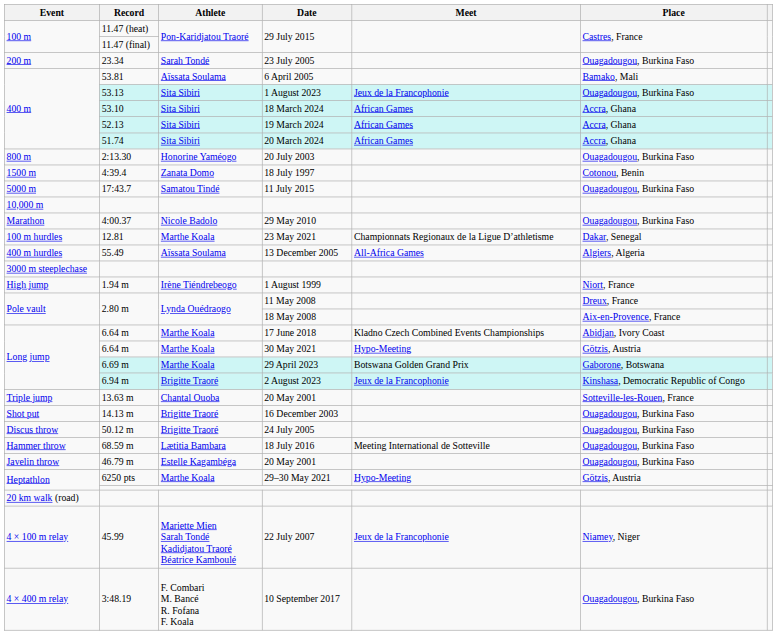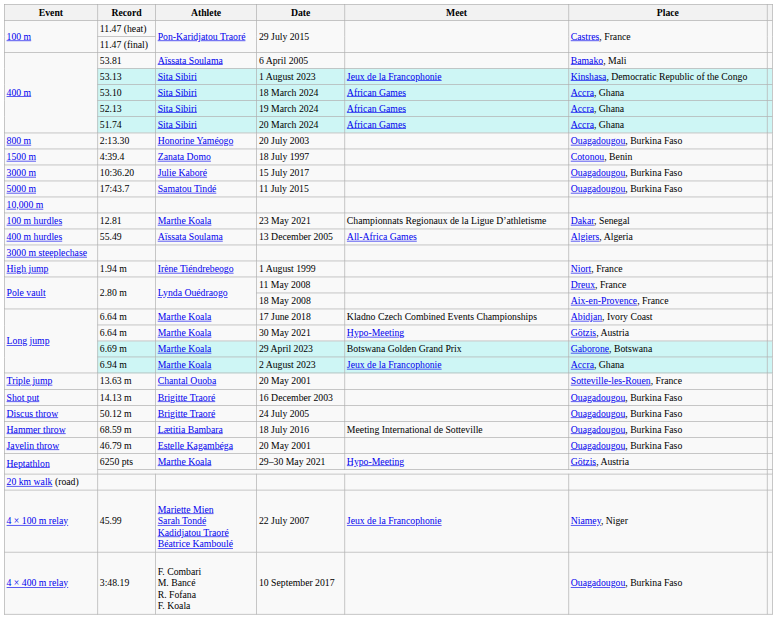- row: (19, 60)
(638, 92) Ouagadougou, Burkina Faso -> (659, 76) Kinshasa, Democratic Republic of the Congo
+ row: (21, 173)
- row: (25, 221)
(190, 381) Brigitte Traoré -> (185, 365) Marthe Koala
(664, 381) Kinshasa, Democratic Republic of Congo -> (597, 365) Accra, Ghana
